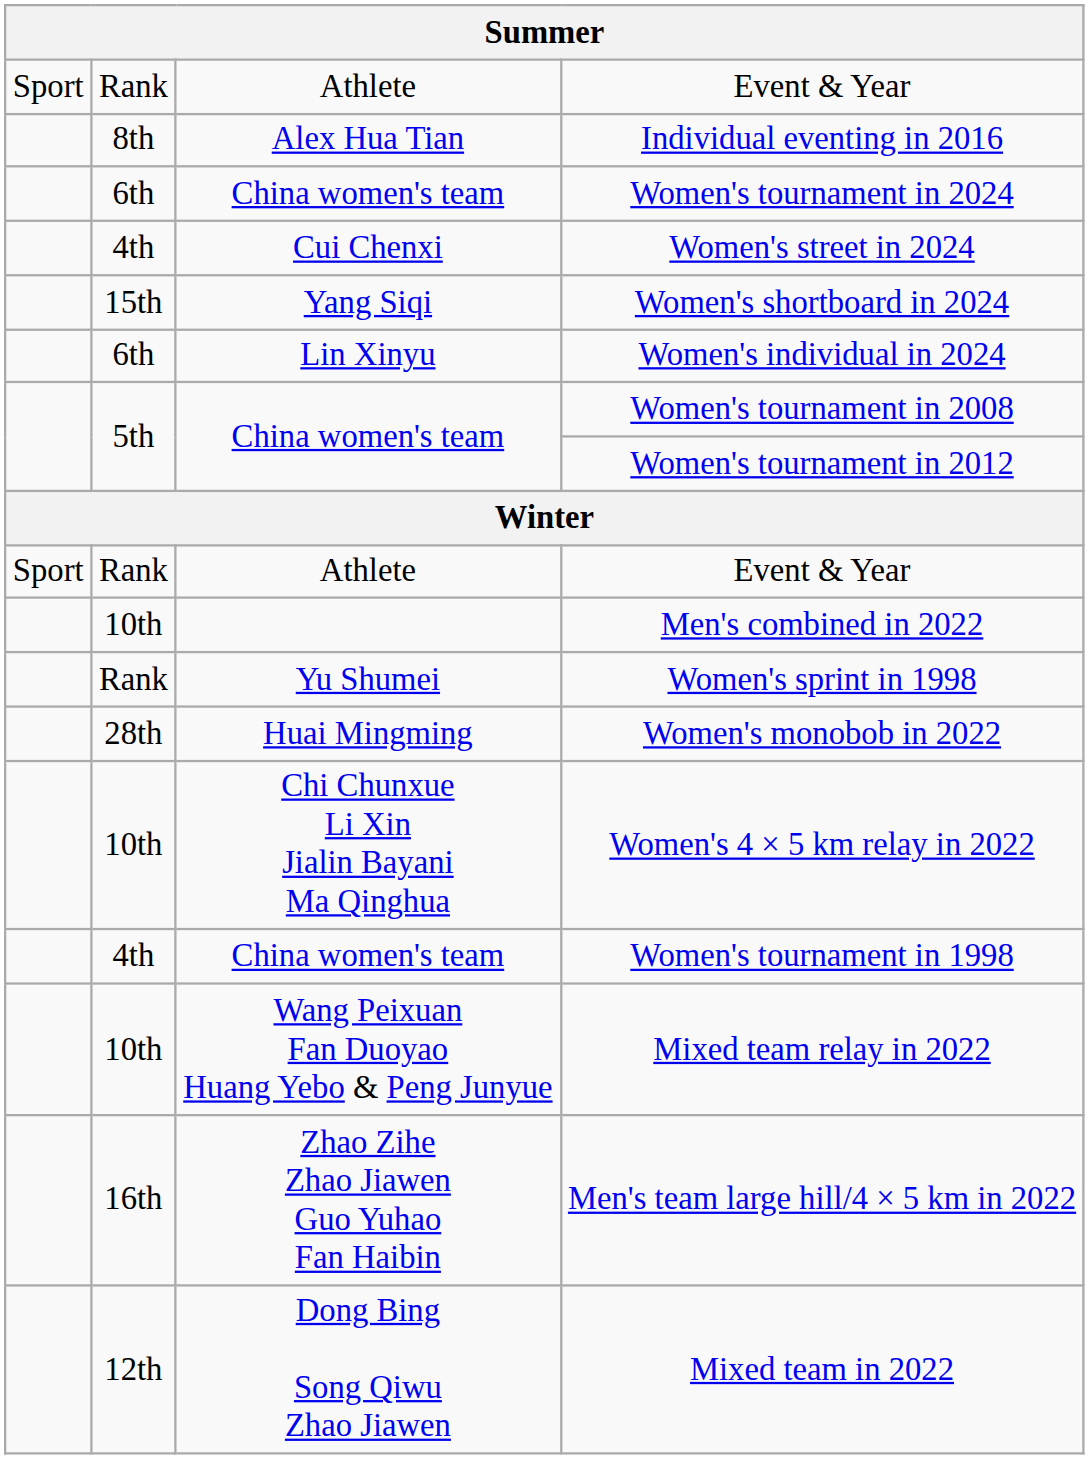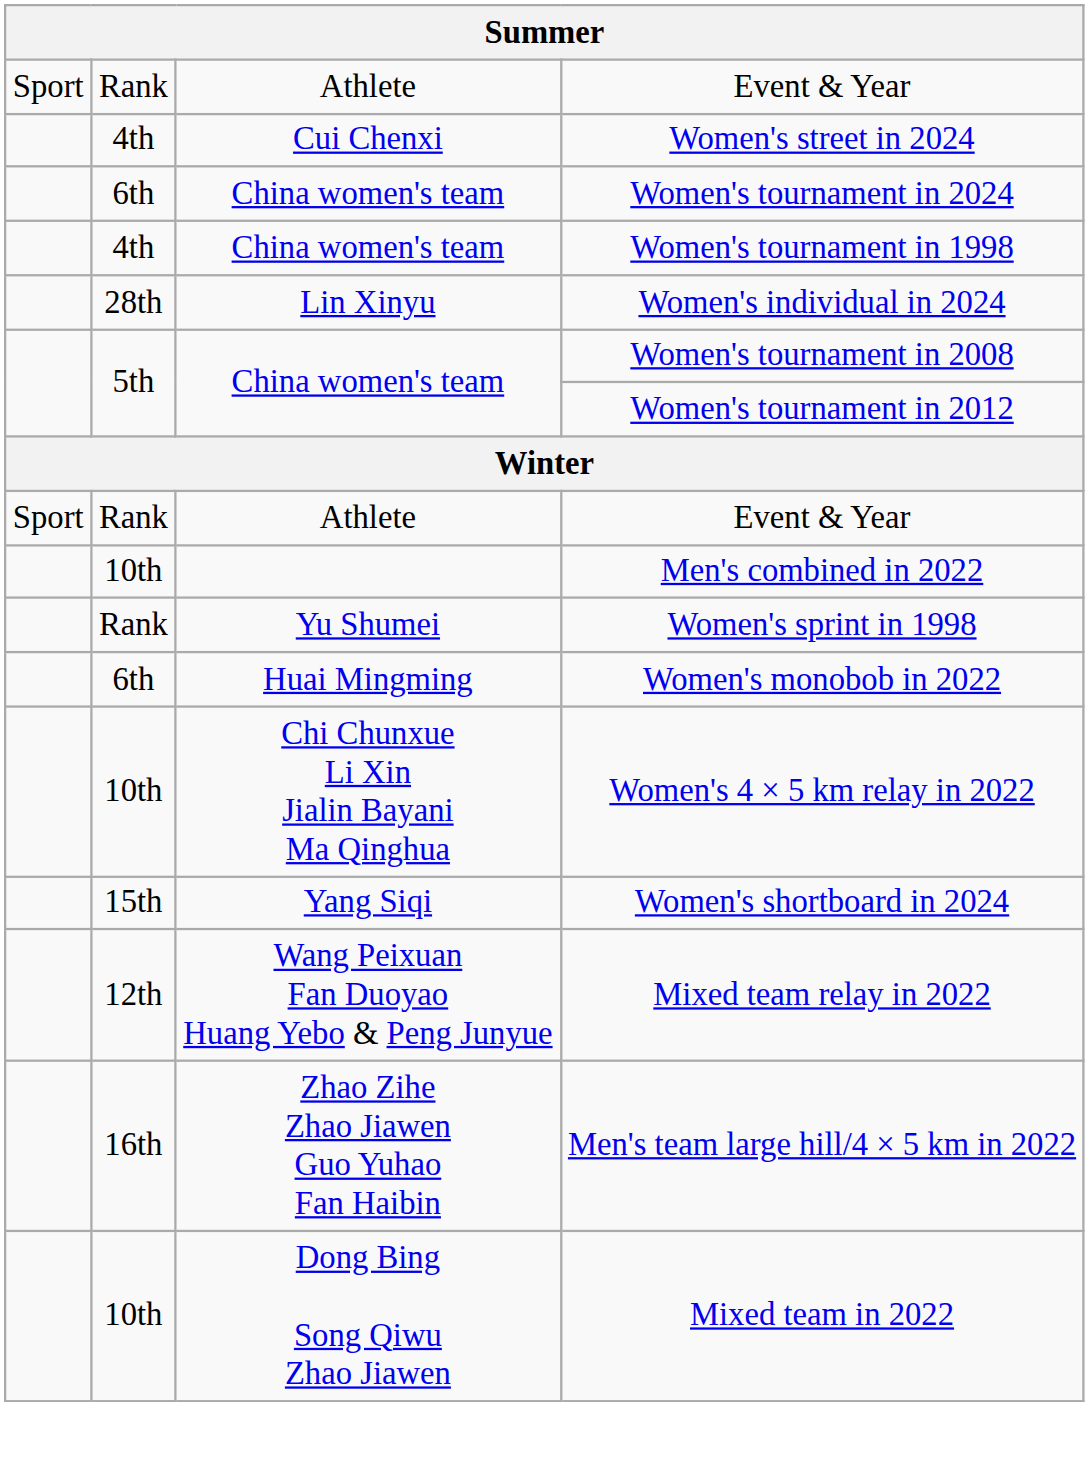- row: (368, 139)
rows swapped: (368, 193) <-> (368, 247)
rows swapped: (368, 301) <-> (368, 956)
(133, 355) 6th -> (133, 301) 28th
(133, 732) 28th -> (133, 678) 6th
(133, 1048) 10th -> (133, 994) 12th
(133, 1368) 12th -> (133, 1314) 10th
